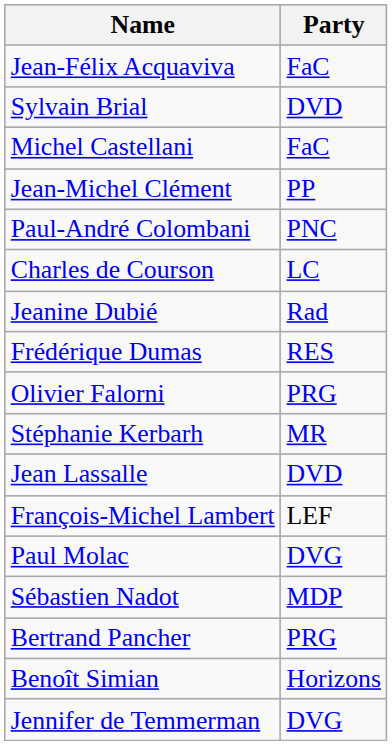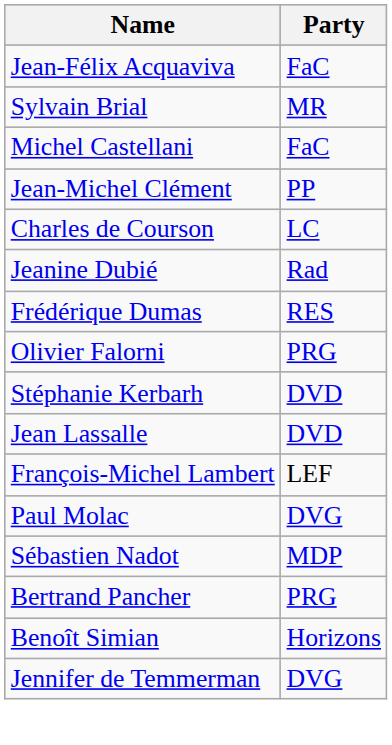(314, 106) DVD -> (307, 106) MR
- row: (131, 229)
(307, 433) MR -> (314, 392) DVD
